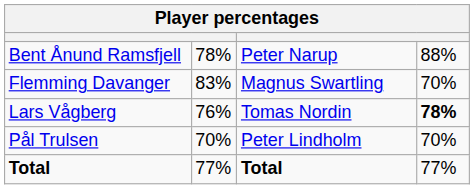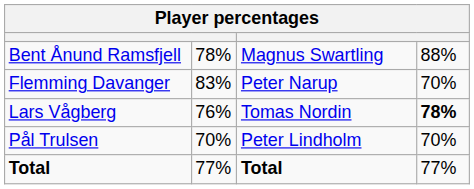(289, 55) Peter Narup -> (312, 55) Magnus Swartling
(312, 83) Magnus Swartling -> (289, 83) Peter Narup
